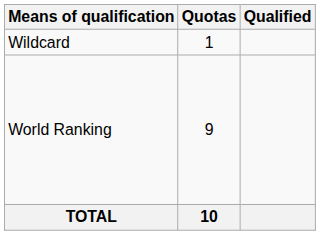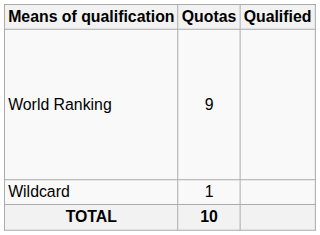rows swapped: (60, 129) <-> (39, 42)
